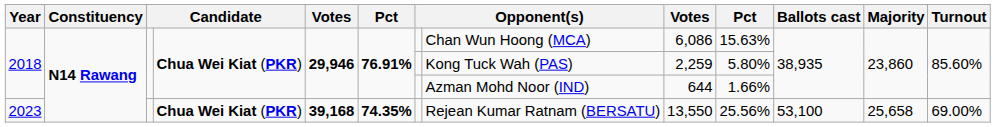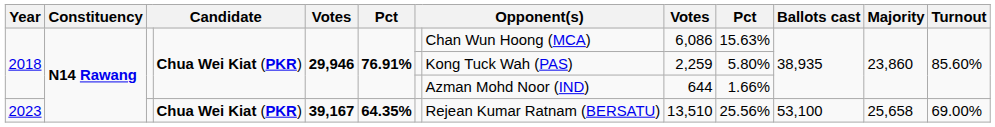(332, 111) 39,168 -> (332, 111) 39,167
(386, 111) 74.35% -> (386, 111) 64.35%
(690, 111) 13,550 -> (690, 111) 13,510
